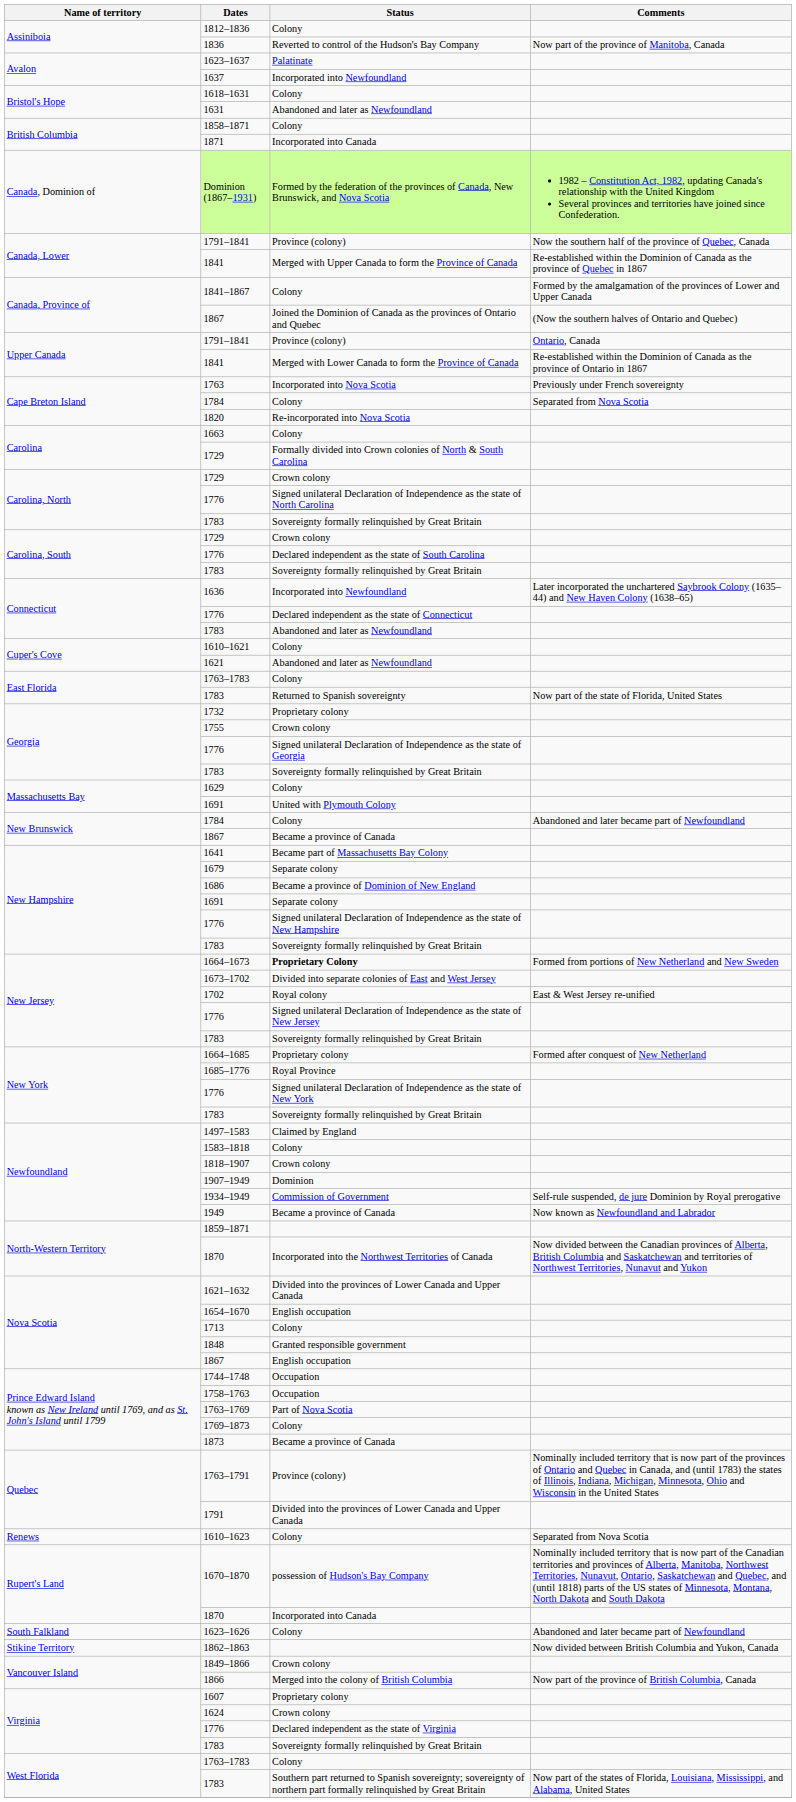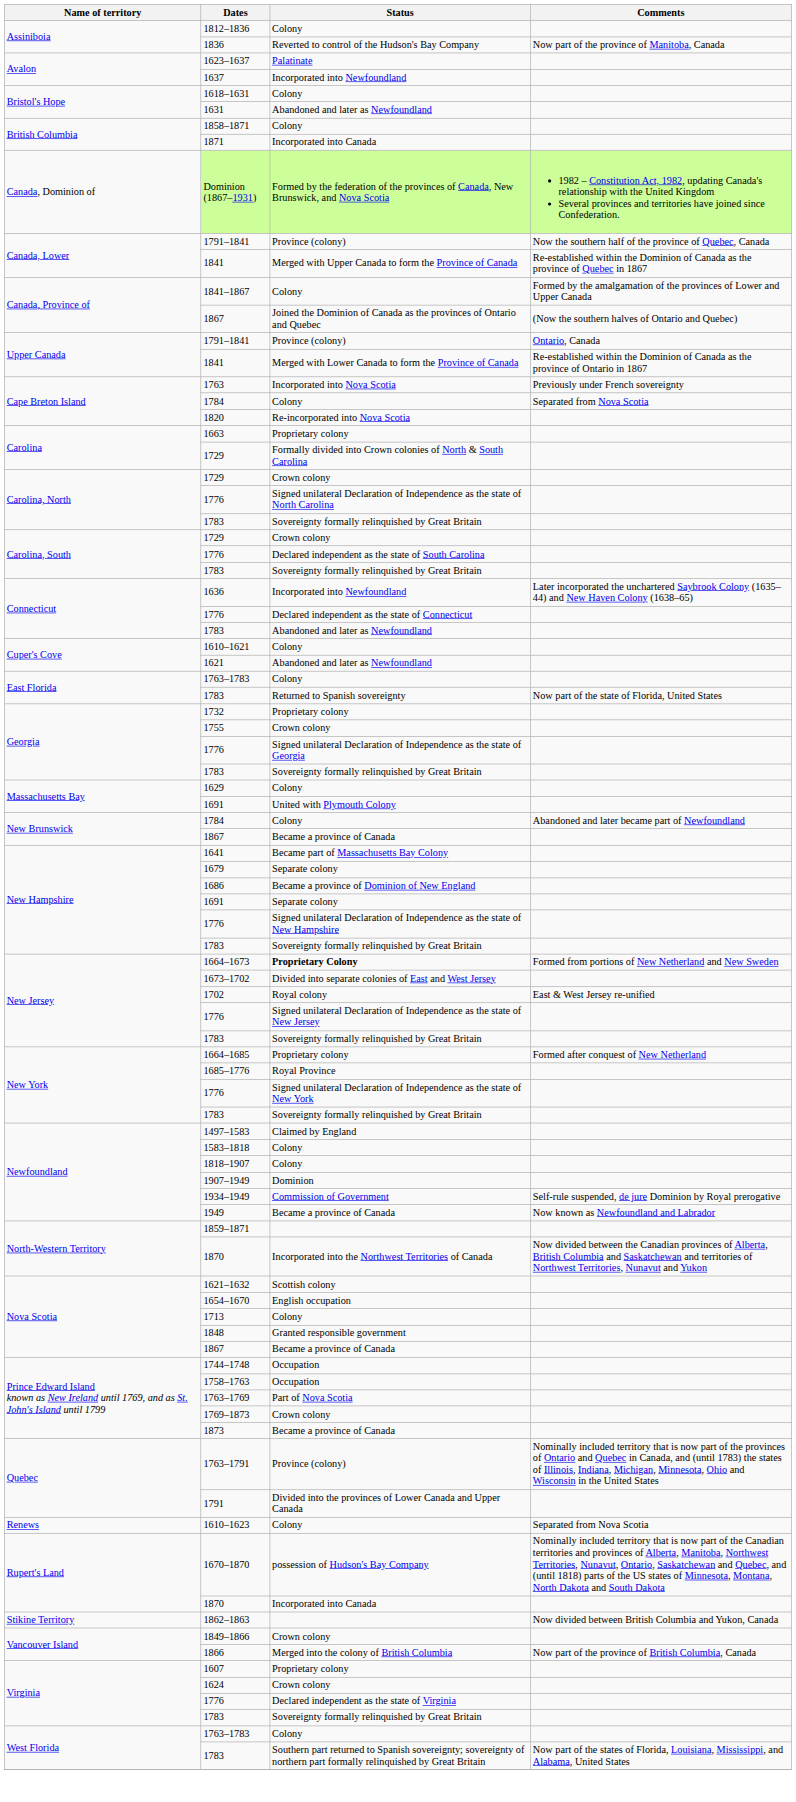(287, 433) Colony -> (310, 433) Proprietary colony
(301, 1164) Crown colony -> (287, 1164) Colony
(386, 1290) Divided into the provinces of Lower Canada and Upper Canada -> (304, 1284) Scottish colony
(312, 1361) English occupation -> (334, 1349) Became a province of Canada
(287, 1425) Colony -> (301, 1414) Crown colony
- row: (38, 1631)
